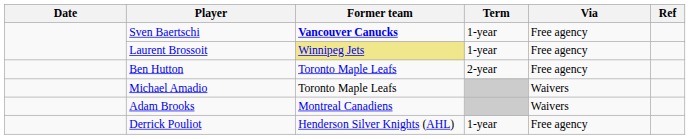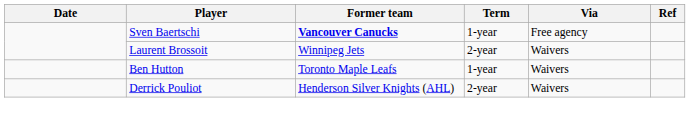(331, 50) khaki background -> (331, 50) no background
(482, 50) 1-year -> (482, 50) 2-year
(559, 50) Free agency -> (550, 50) Waivers
(482, 69) 2-year -> (482, 69) 1-year
(559, 69) Free agency -> (550, 69) Waivers
- row: (168, 87)
- row: (162, 106)
(482, 124) 1-year -> (482, 87) 2-year
(559, 124) Free agency -> (550, 87) Waivers
